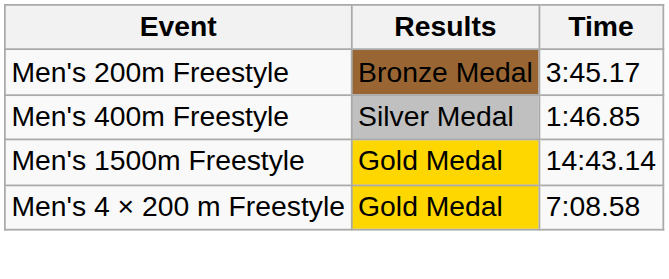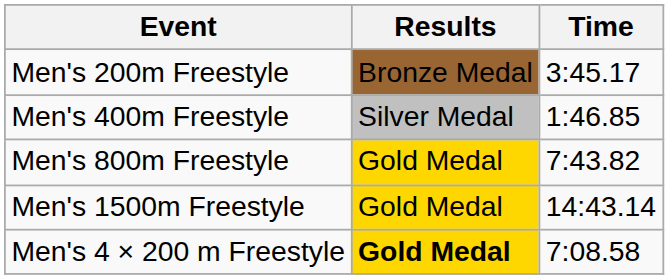+ row: (150, 161)
(430, 206) normal -> (434, 251) bold
